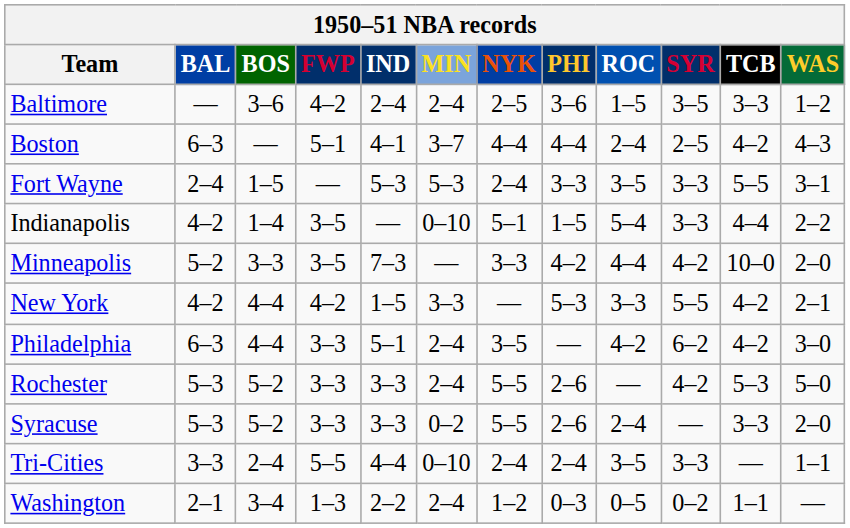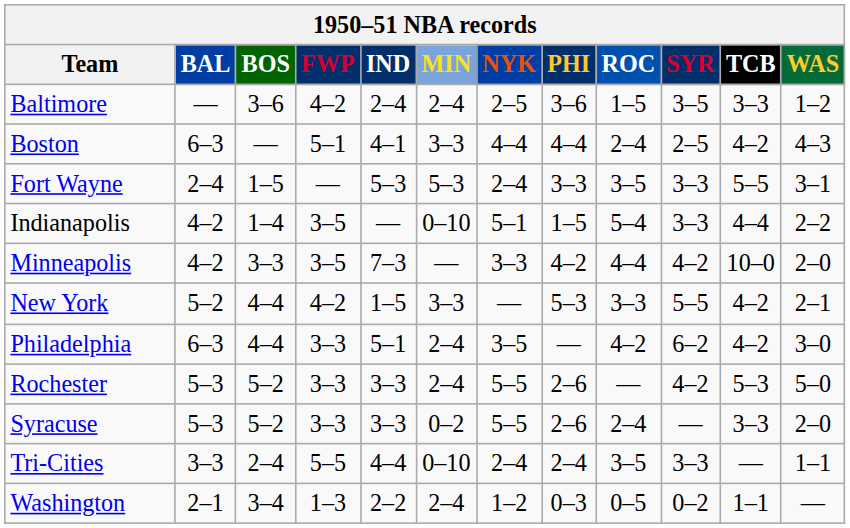(446, 144) 3–7 -> (446, 144) 3–3
(205, 263) 5–2 -> (205, 263) 4–2
(205, 303) 4–2 -> (205, 303) 5–2
